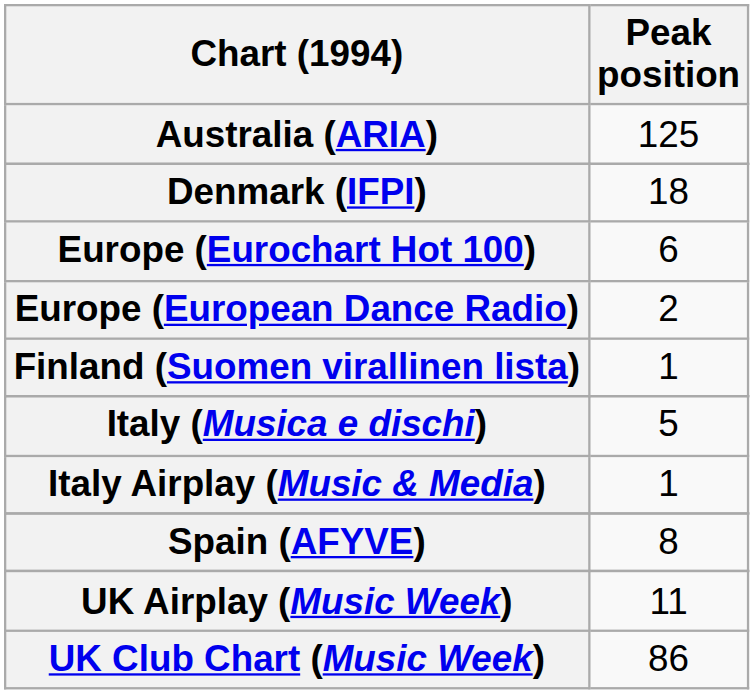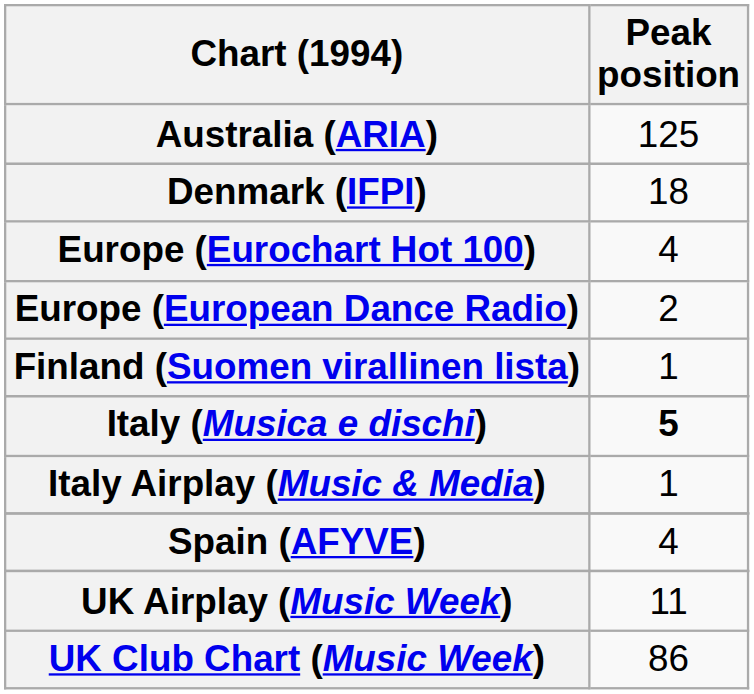(669, 250) 6 -> (669, 250) 4
(669, 425) normal -> (669, 425) bold
(669, 541) 8 -> (669, 541) 4
